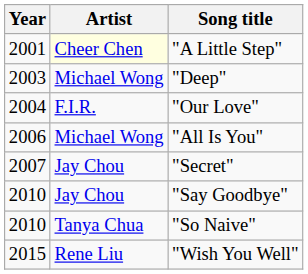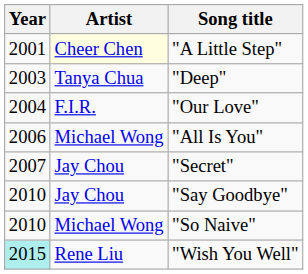(109, 78) Michael Wong -> (99, 78) Tanya Chua
(99, 225) Tanya Chua -> (109, 225) Michael Wong
(27, 254) no background -> (27, 254) paleturquoise background
